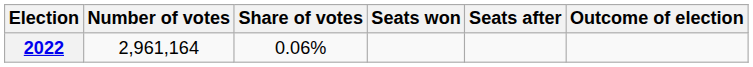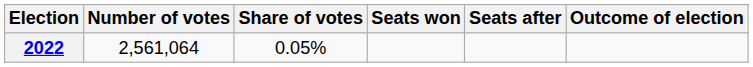(159, 47) 2,961,164 -> (159, 47) 2,561,064
(301, 47) 0.06% -> (301, 47) 0.05%
